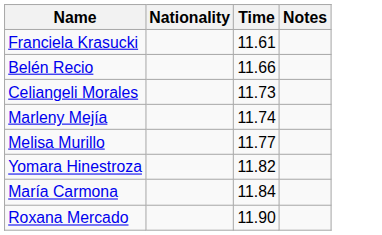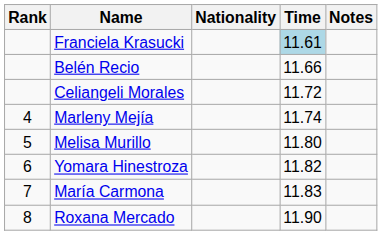+ column: (28, 17)
(257, 42) no background -> (303, 42) lightblue background
(257, 92) 11.73 -> (303, 92) 11.72
(257, 142) 11.77 -> (303, 142) 11.80
(257, 192) 11.84 -> (303, 192) 11.83
